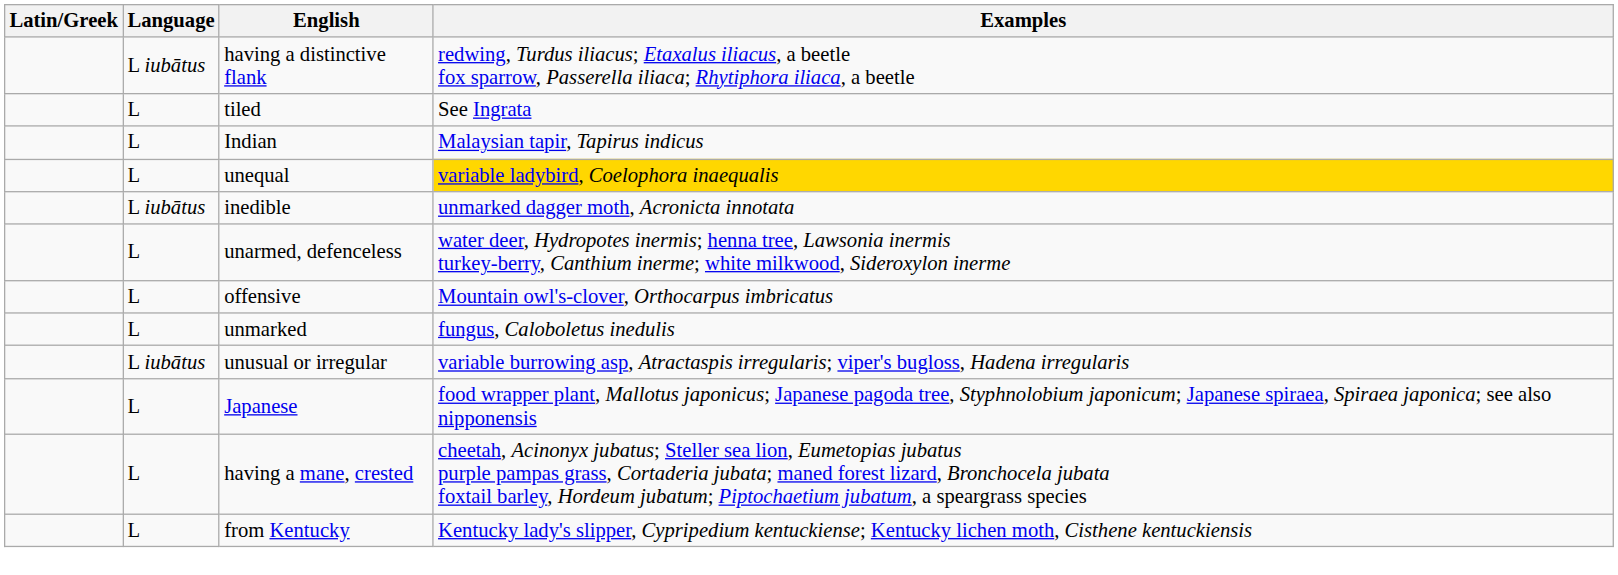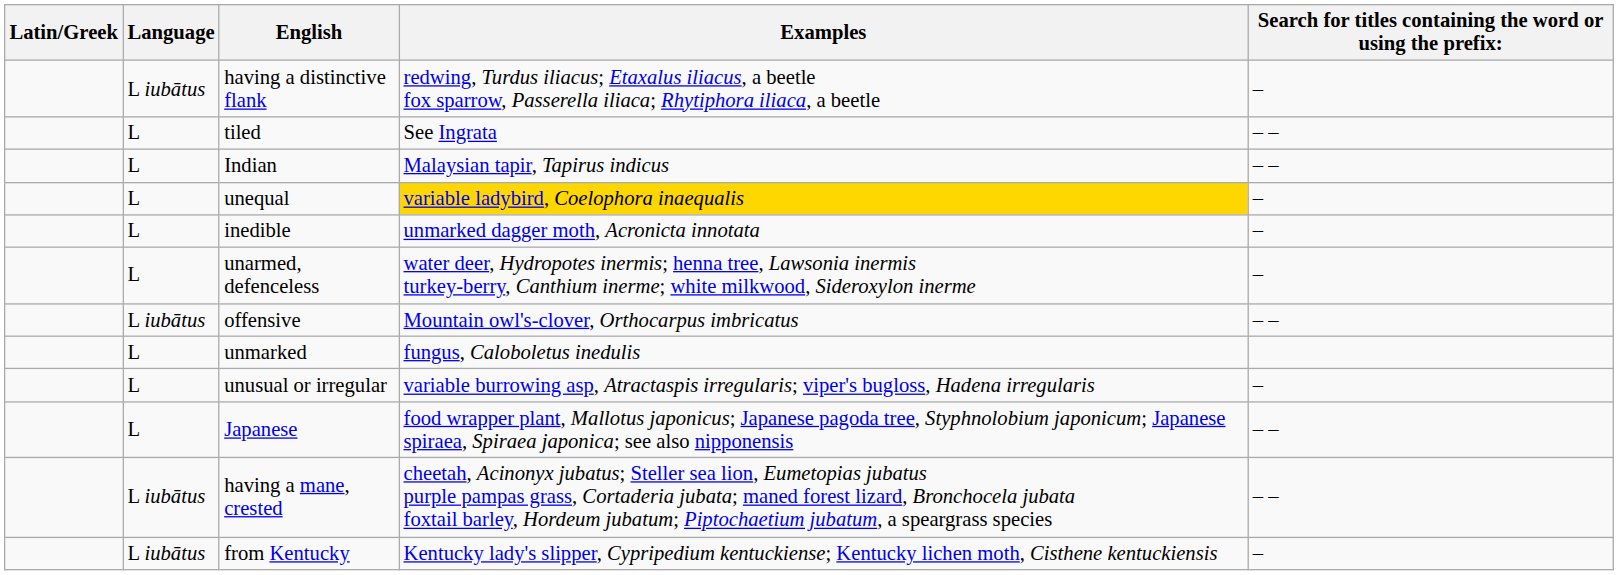+ column: (1431, 32)
(166, 207) L iubātus -> (134, 230) L
(134, 296) L -> (166, 319) L iubātus
(166, 361) L iubātus -> (134, 385) L
(134, 473) L -> (166, 497) L iubātus
(134, 529) L -> (166, 552) L iubātus
